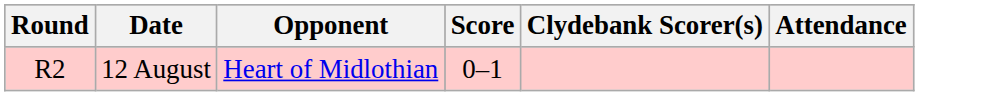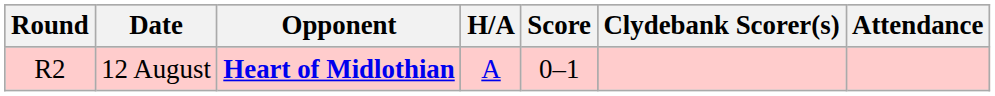+ column: (491, 25)
(331, 68) normal -> (339, 68) bold
